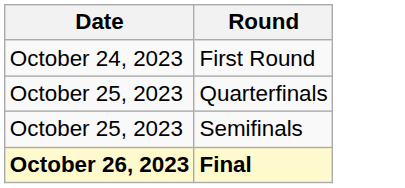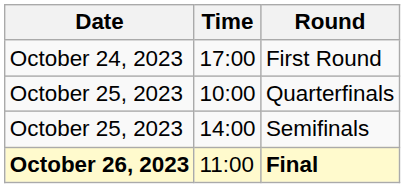+ column: (228, 22)
